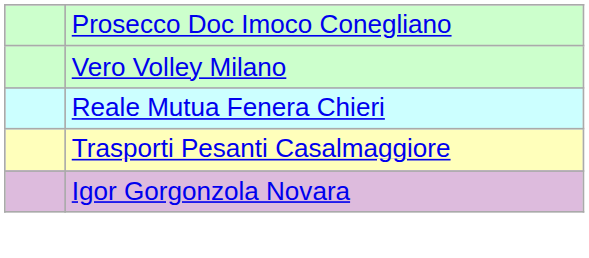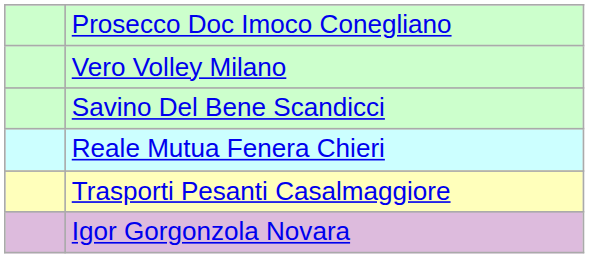+ row: (228, 107)
